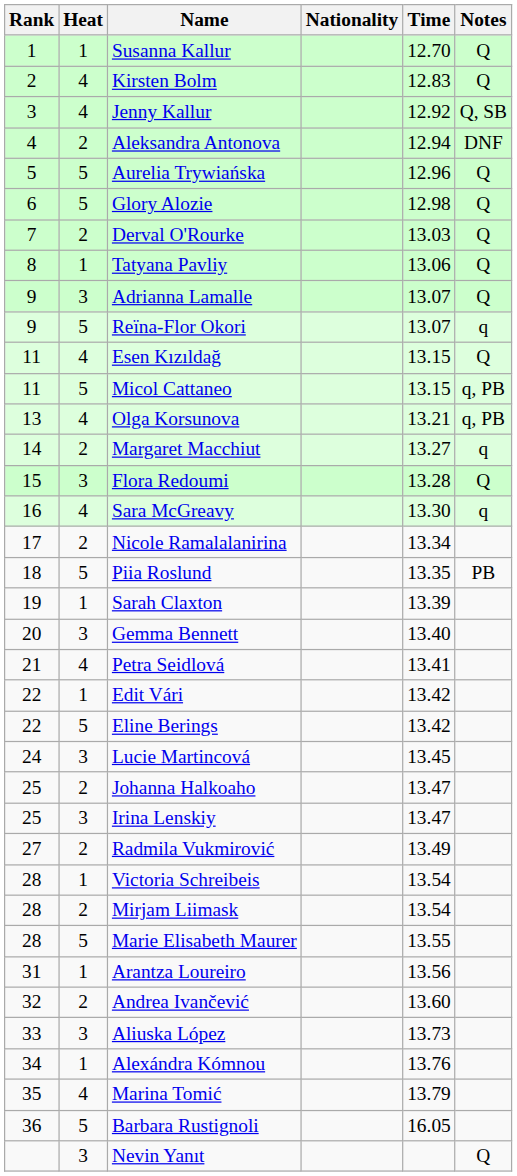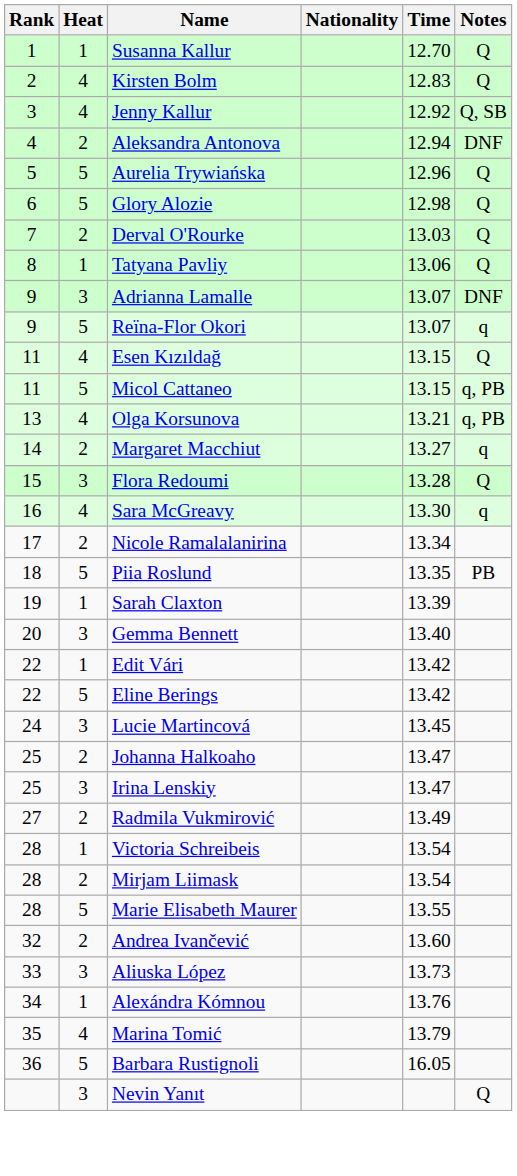(483, 296) Q -> (483, 296) DNF
- row: (168, 664)
- row: (179, 971)
